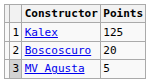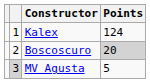(113, 32) 125 -> (113, 32) 124
(110, 51) no background -> (110, 51) lightgrey background
